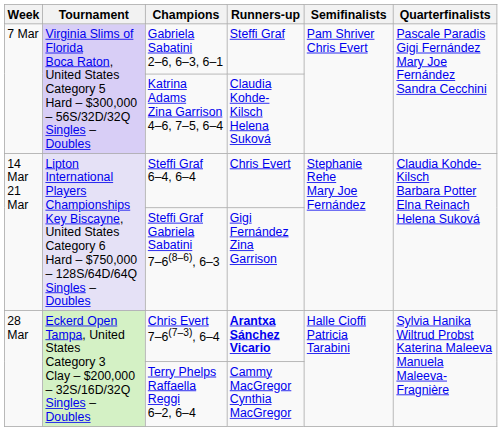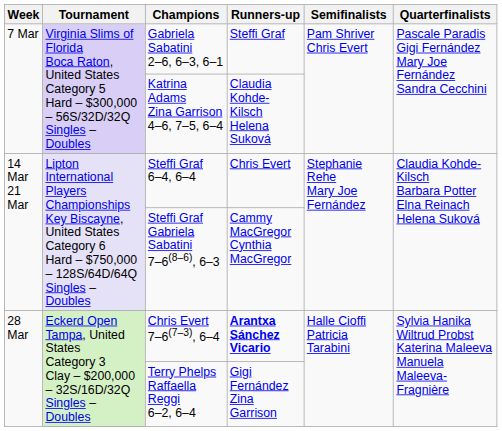(259, 238) Gigi Fernández Zina Garrison -> (261, 238) Cammy MacGregor Cynthia MacGregor
(261, 392) Cammy MacGregor Cynthia MacGregor -> (259, 392) Gigi Fernández Zina Garrison
